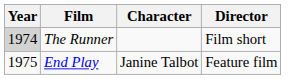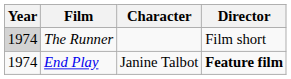(23, 62) 1975 -> (23, 62) 1974
(241, 62) normal -> (244, 62) bold
